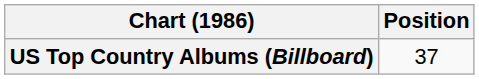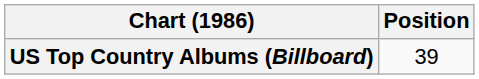(427, 56) 37 -> (427, 56) 39
